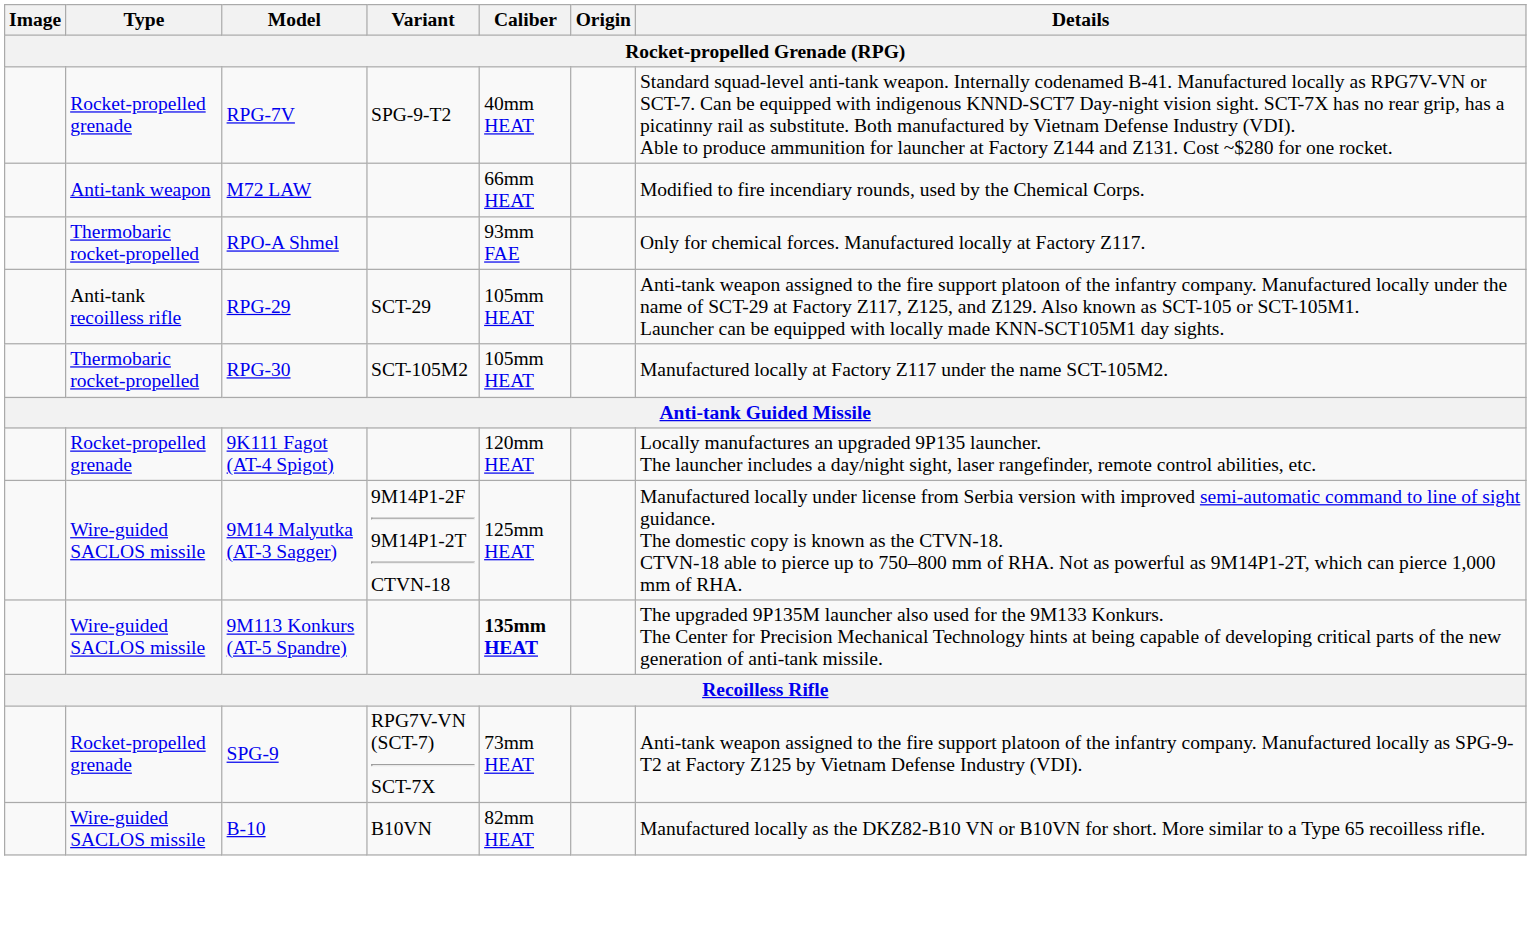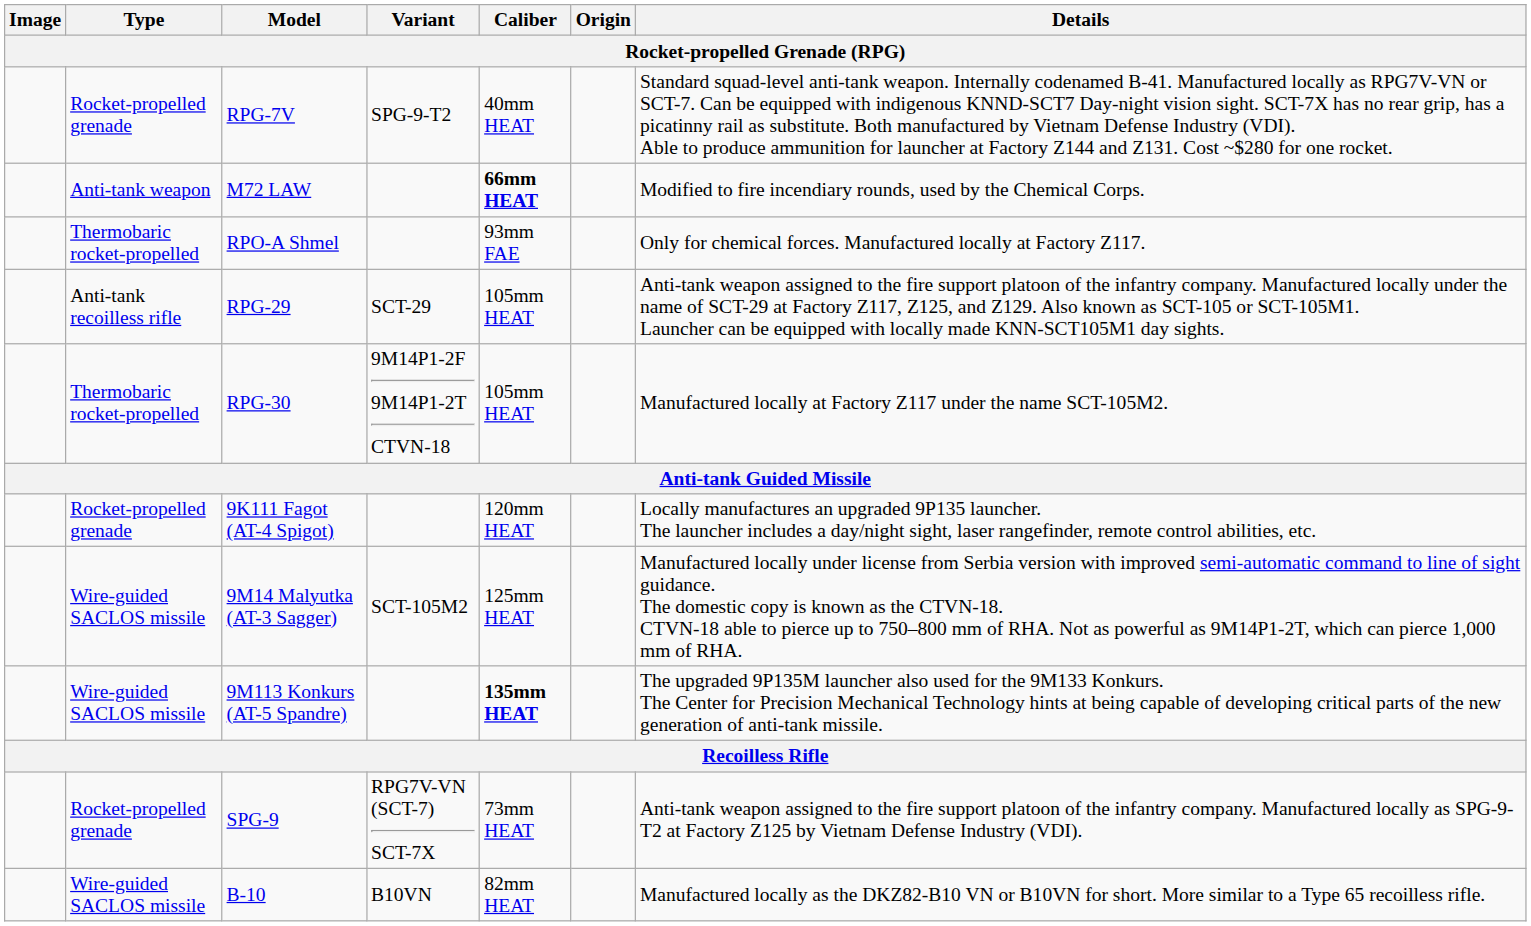(509, 189) normal -> (511, 189) bold
(419, 370) SCT-105M2 -> (423, 403) 9M14P1-2F 9M14P1-2T CTVN-18
(423, 540) 9M14P1-2F 9M14P1-2T CTVN-18 -> (419, 606) SCT-105M2
